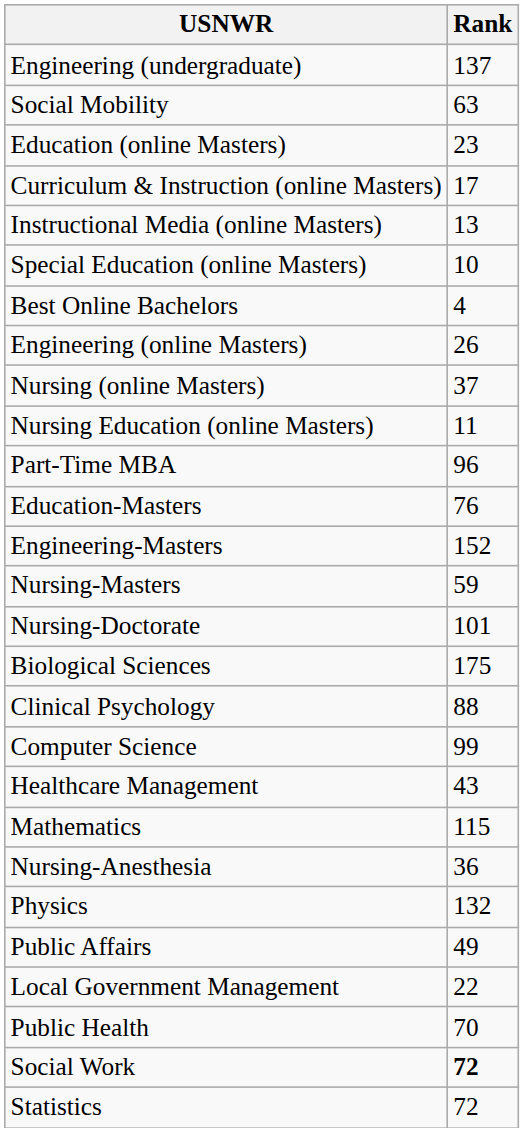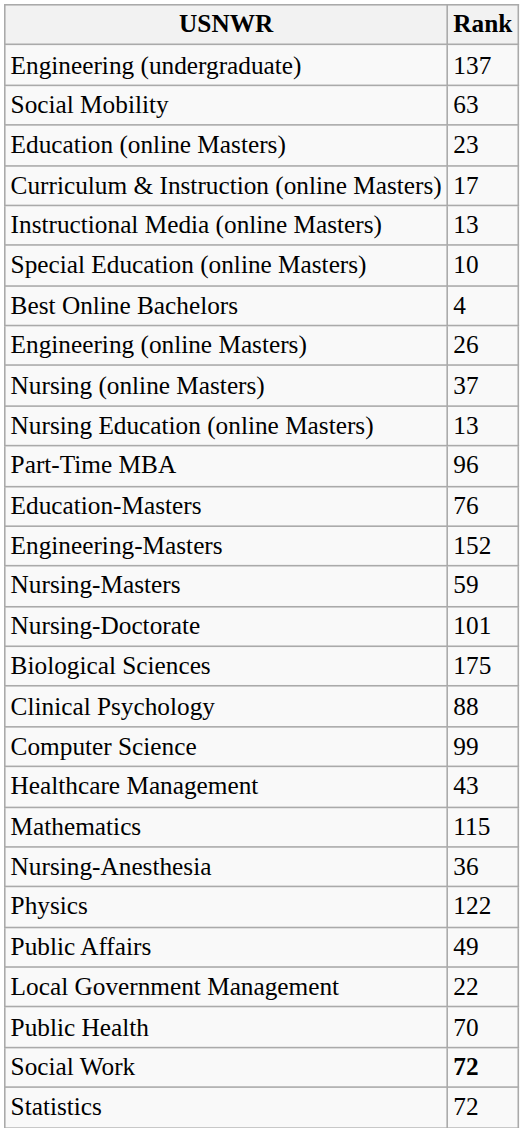(466, 425) 11 -> (466, 425) 13
(472, 906) 132 -> (472, 906) 122
